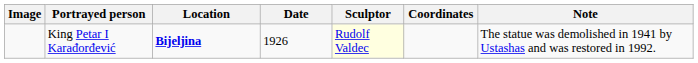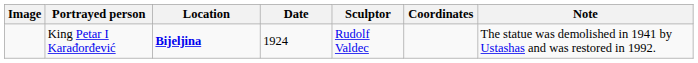(276, 41) 1926 -> (276, 41) 1924
(352, 41) lightyellow background -> (352, 41) no background
